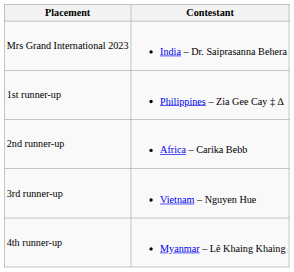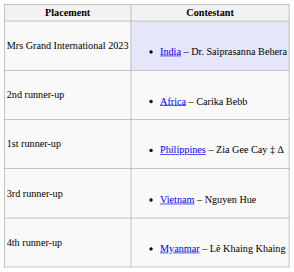(210, 52) no background -> (210, 52) lavender background
rows swapped: (34, 95) <-> (36, 144)
